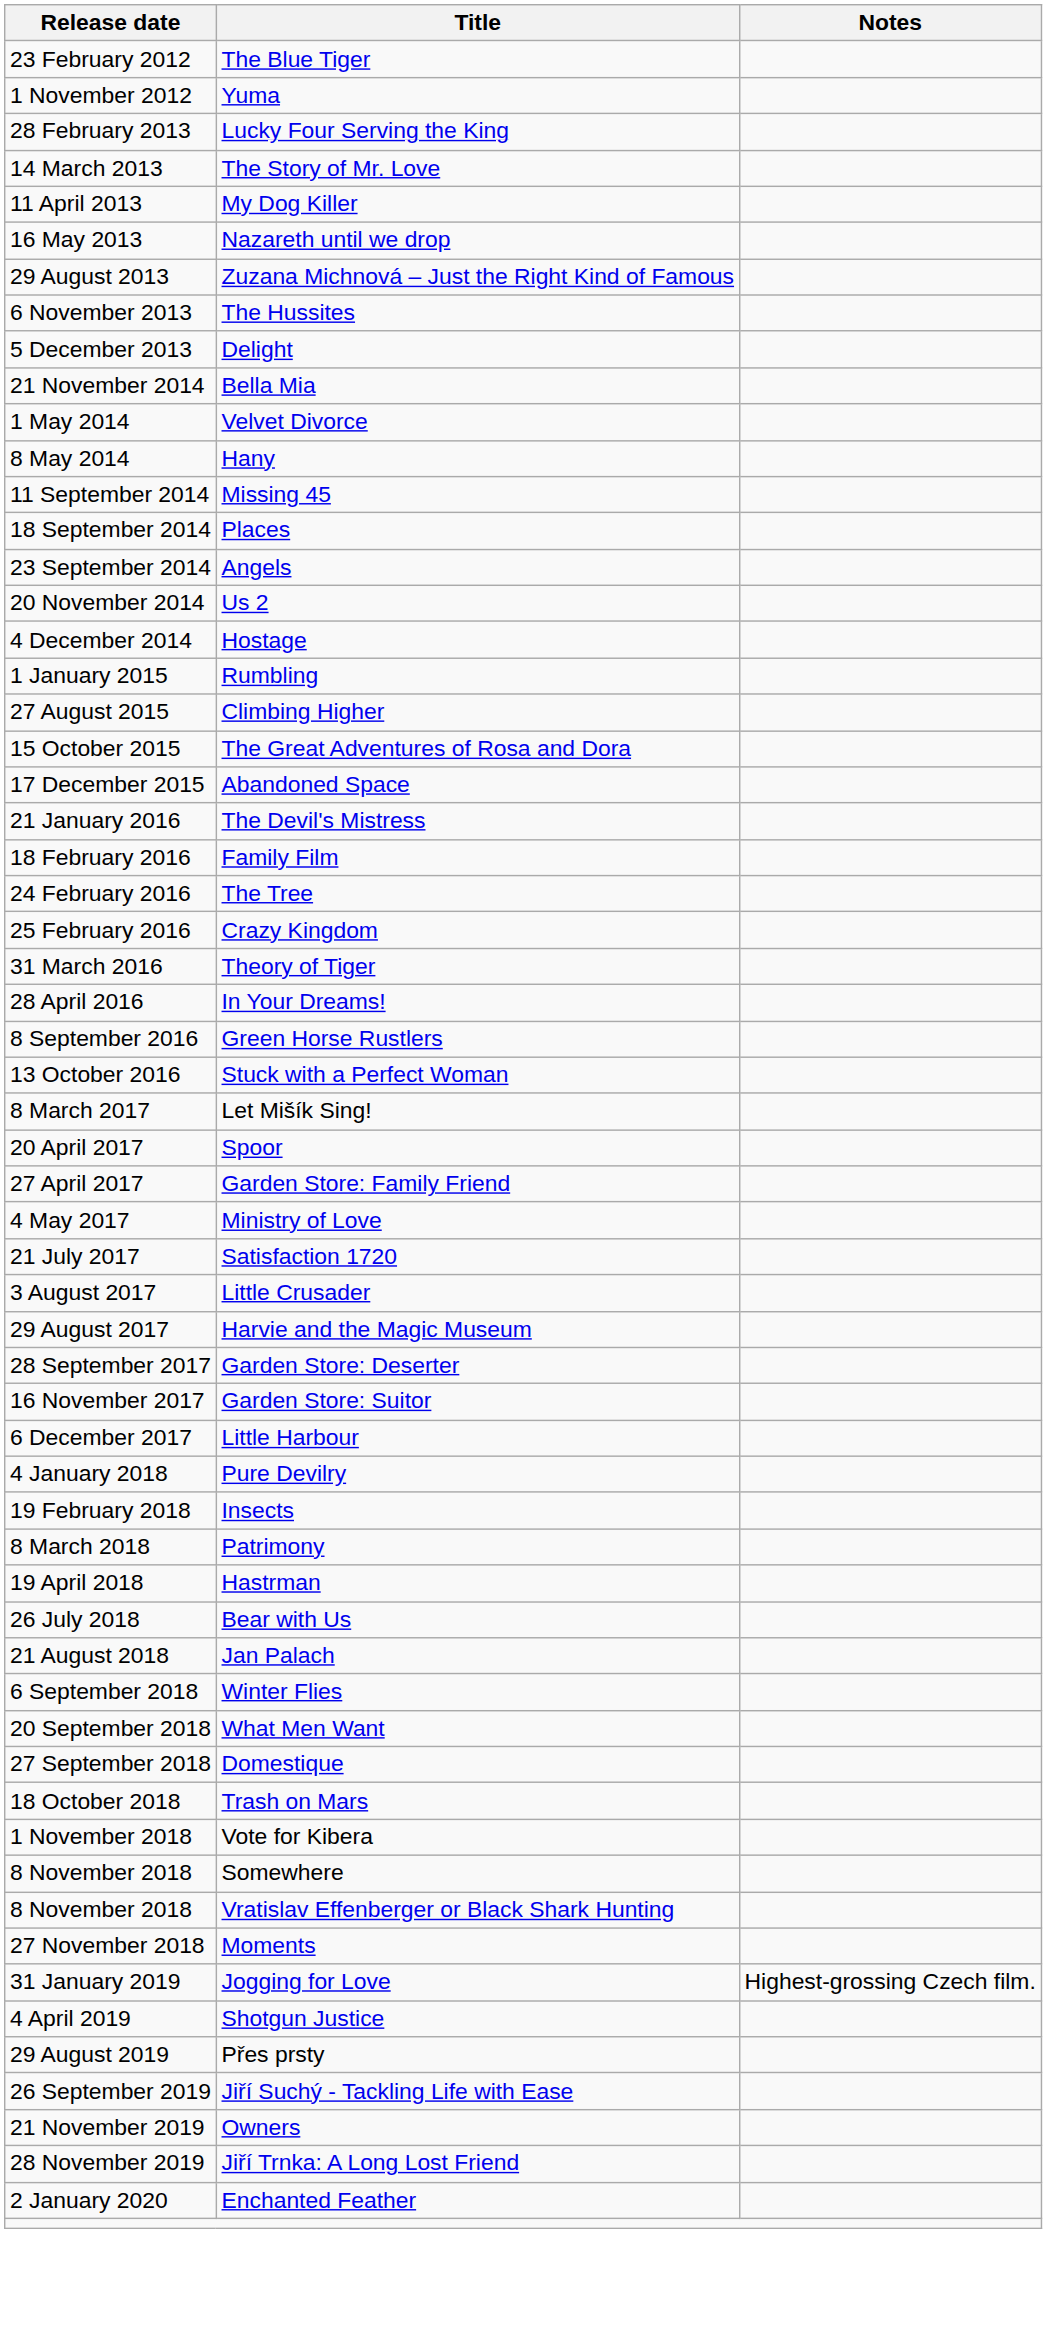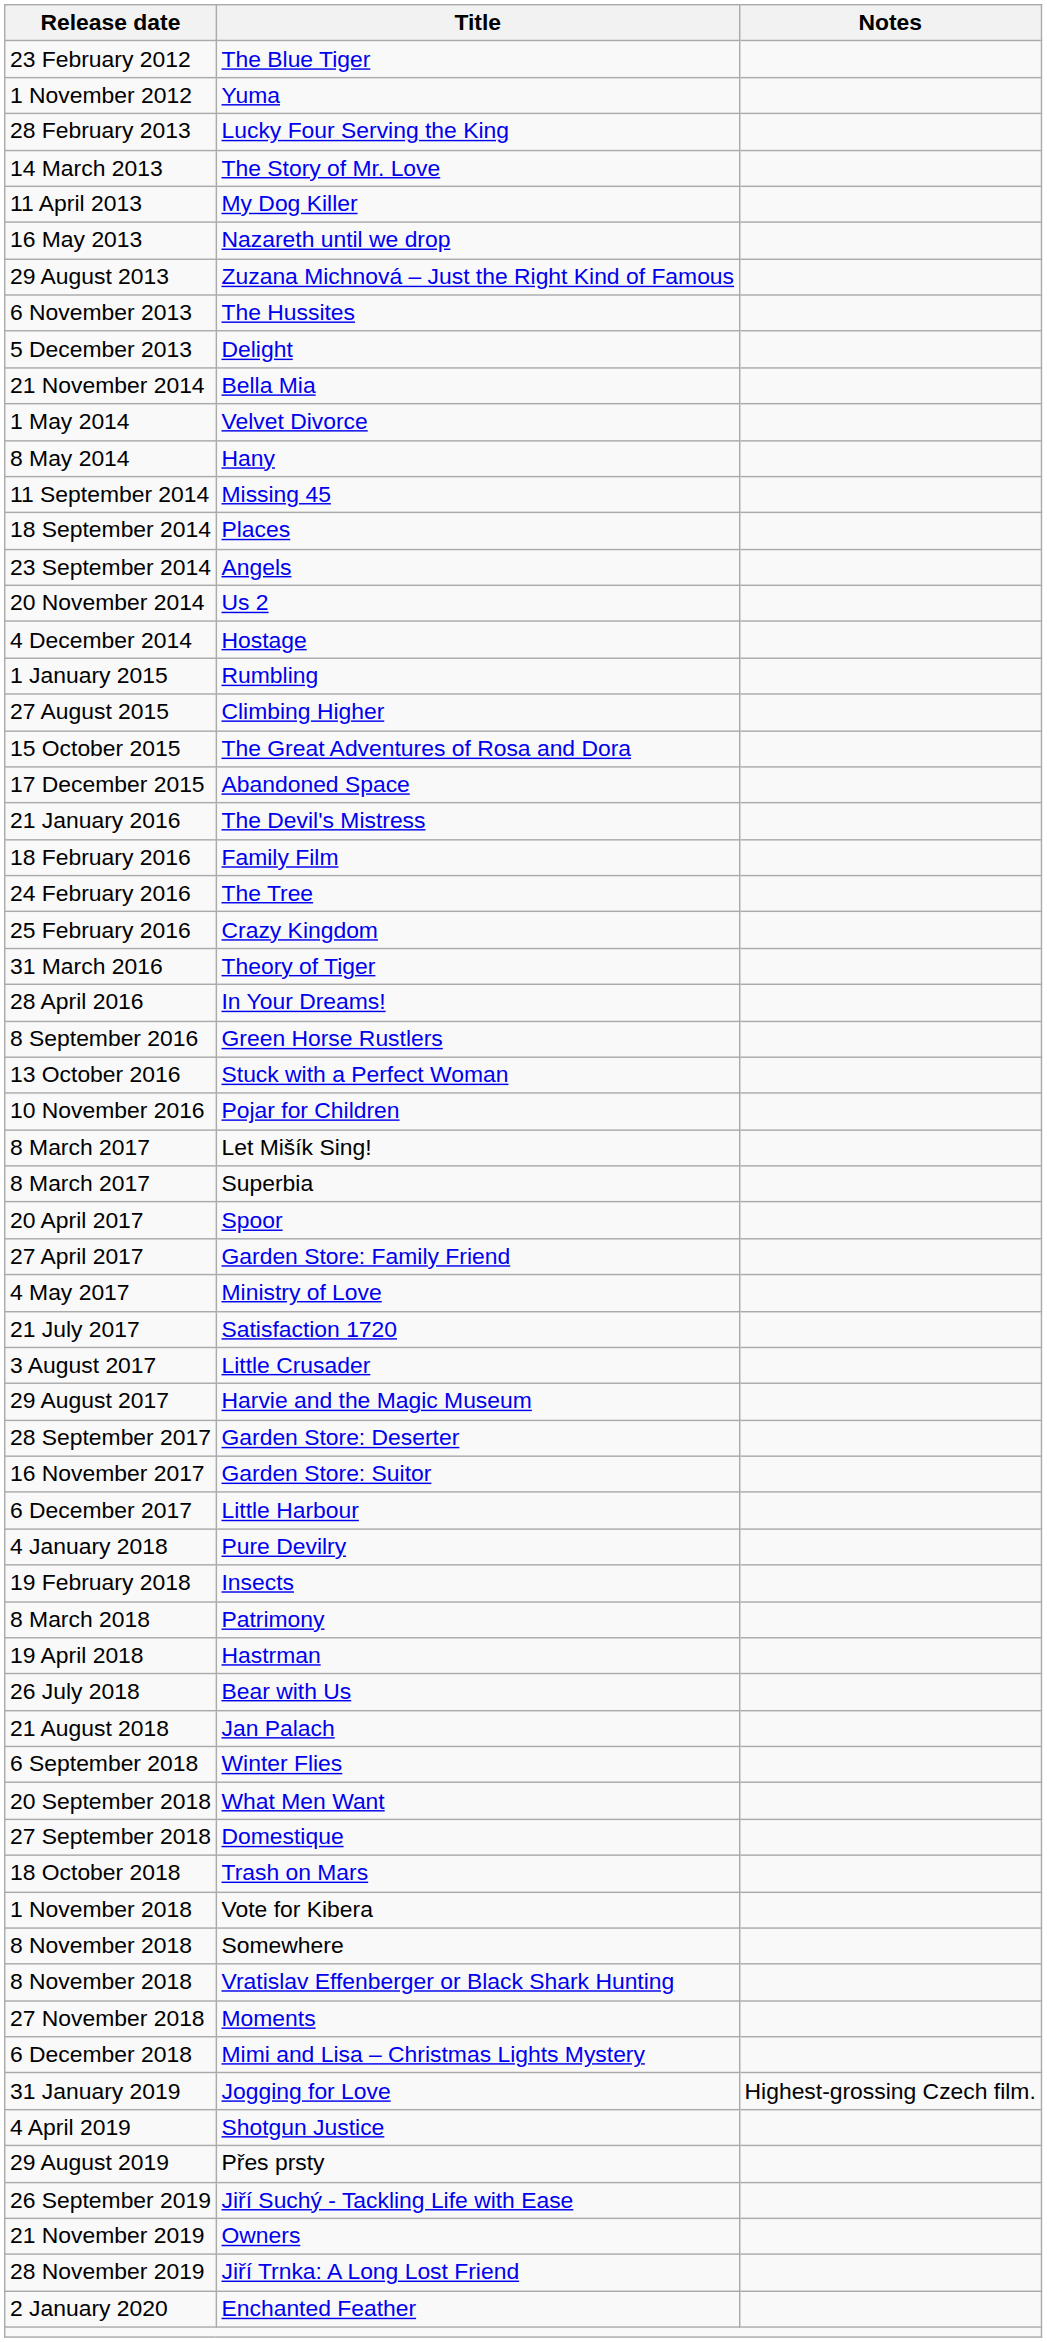+ row: (311, 1111)
+ row: (267, 1183)
+ row: (433, 2054)
